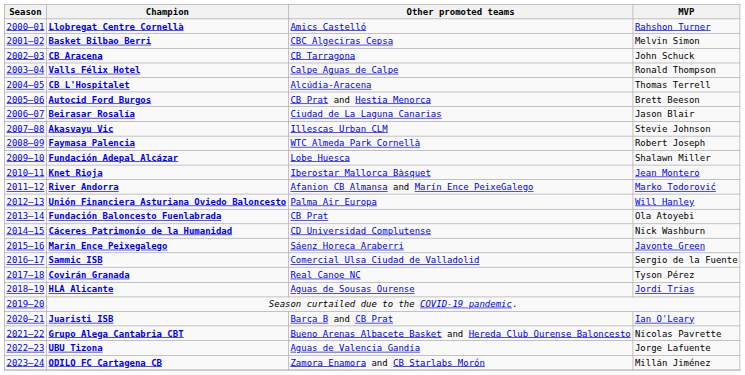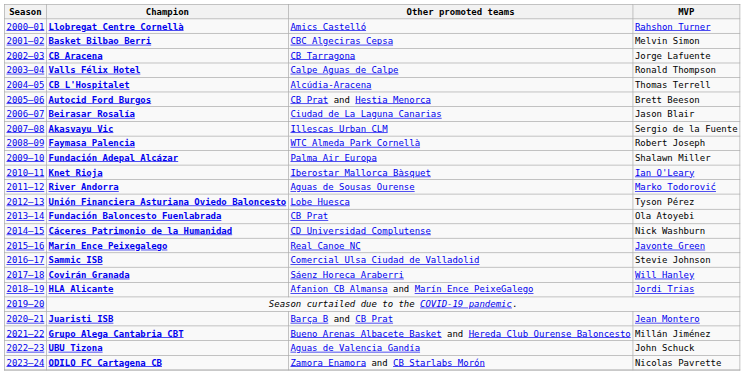(665, 56) John Schuck -> (673, 56) Jorge Lafuente
(673, 129) Stevie Johnson -> (686, 129) Sergio de la Fuente
(320, 158) Lobe Huesca -> (334, 158) Palma Air Europa
(667, 172) Jean Montero -> (665, 172) Ian O'Leary
(412, 187) Afanion CB Almansa and Marín Ence PeixeGalego -> (353, 187) Aguas de Sousas Ourense
(334, 202) Palma Air Europa -> (320, 202) Lobe Huesca
(665, 202) Will Hanley -> (665, 202) Tyson Pérez
(347, 246) Sáenz Horeca Araberri -> (326, 246) Real Canoe NC
(686, 260) Sergio de la Fuente -> (673, 260) Stevie Johnson
(326, 275) Real Canoe NC -> (347, 275) Sáenz Horeca Araberri
(665, 275) Tyson Pérez -> (665, 275) Will Hanley
(353, 289) Aguas de Sousas Ourense -> (412, 289) Afanion CB Almansa and Marín Ence PeixeGalego
(665, 319) Ian O'Leary -> (667, 319) Jean Montero
(678, 333) Nicolas Pavrette -> (673, 333) Millán Jiménez
(673, 348) Jorge Lafuente -> (665, 348) John Schuck
(673, 363) Millán Jiménez -> (678, 363) Nicolas Pavrette
